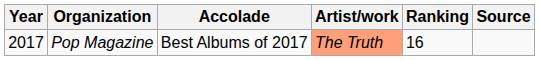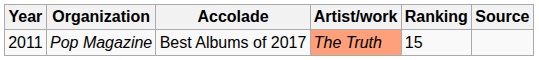(26, 42) 2017 -> (25, 42) 2011
(415, 42) 16 -> (414, 42) 15
